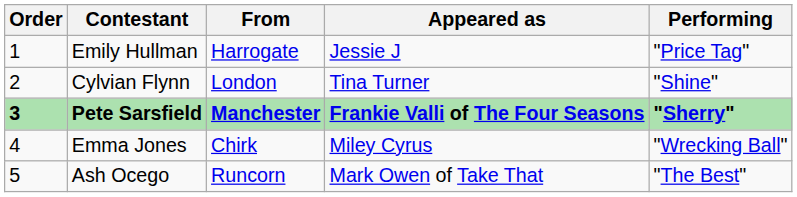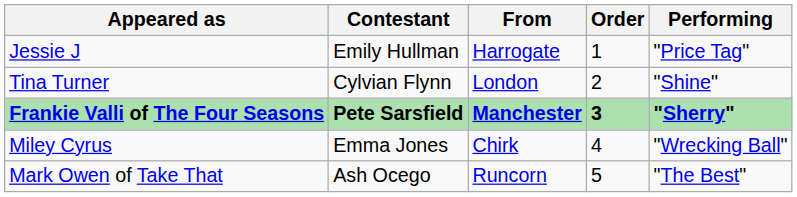columns swapped: (36, 20) <-> (487, 20)
